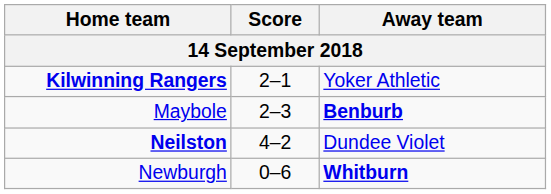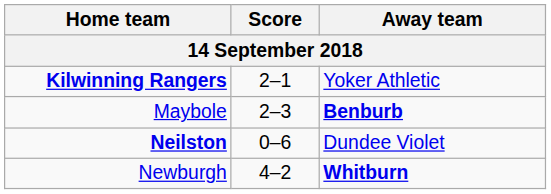(275, 142) 4–2 -> (275, 142) 0–6
(275, 173) 0–6 -> (275, 173) 4–2
